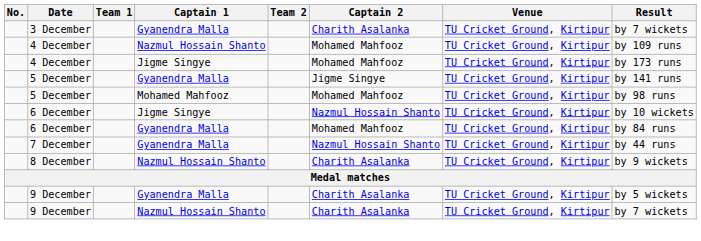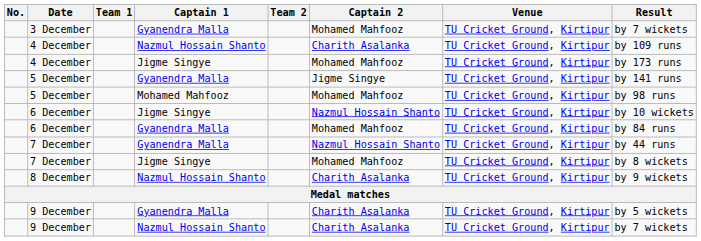(361, 29) Charith Asalanka -> (358, 29) Mohamed Mahfooz
(358, 46) Mohamed Mahfooz -> (361, 46) Charith Asalanka
+ row: (60, 161)
